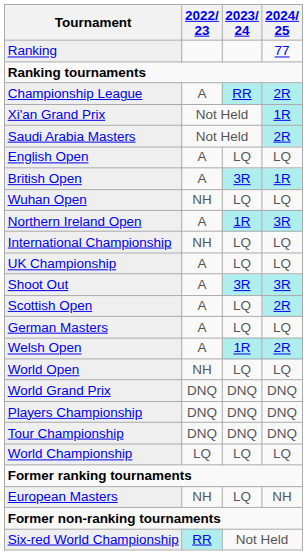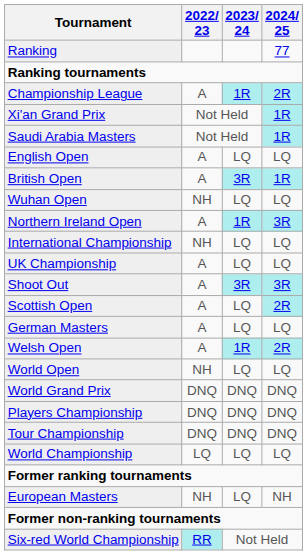(242, 93) RR -> (242, 93) 1R
(282, 136) 2R -> (282, 136) 1R
